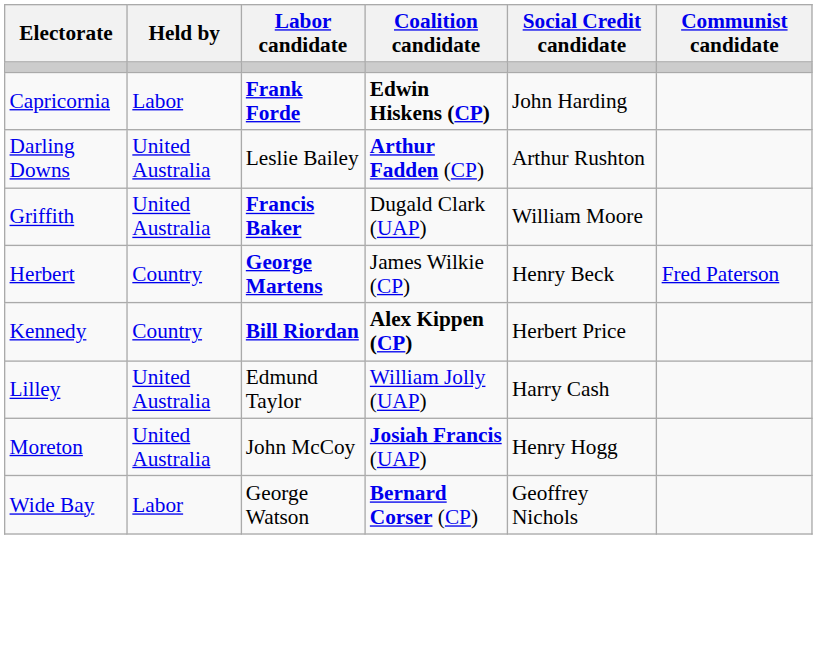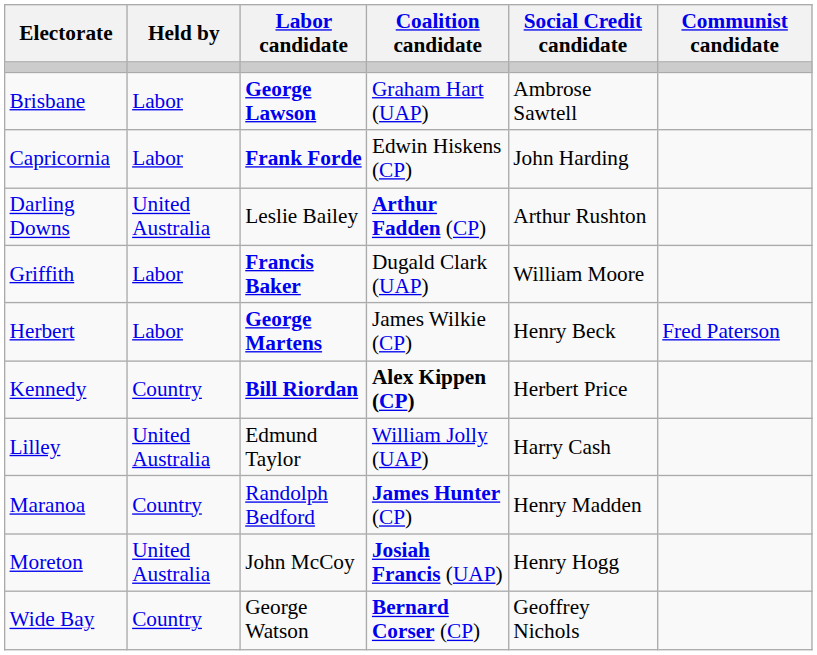+ row: (47, 100)
(430, 100) bold -> (437, 158) normal
(171, 216) United Australia -> (158, 273) Labor
(167, 273) Country -> (158, 331) Labor
+ row: (47, 504)
(158, 504) Labor -> (167, 620) Country
